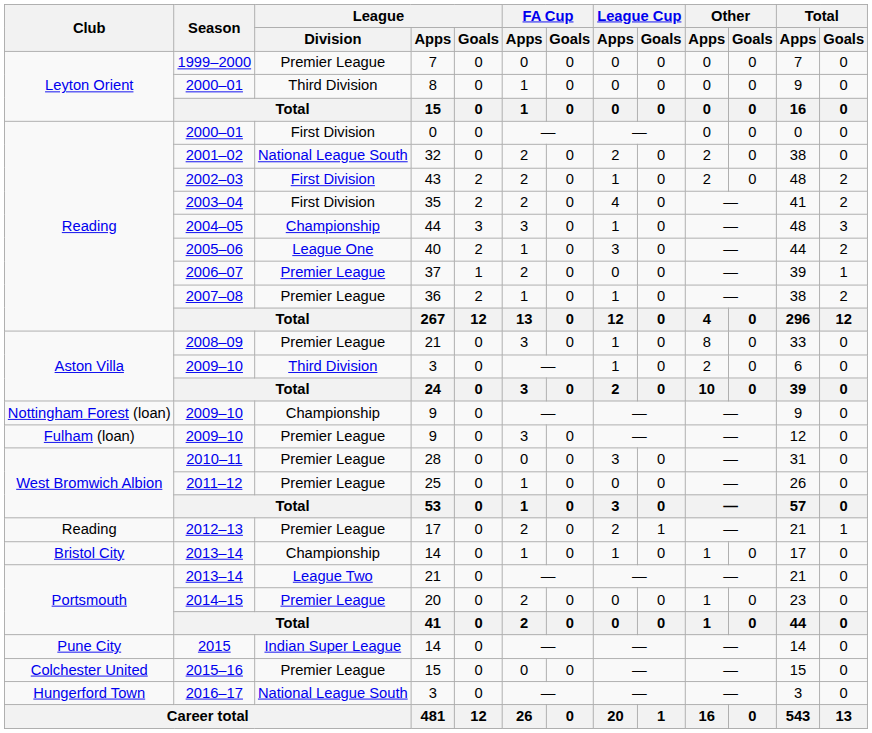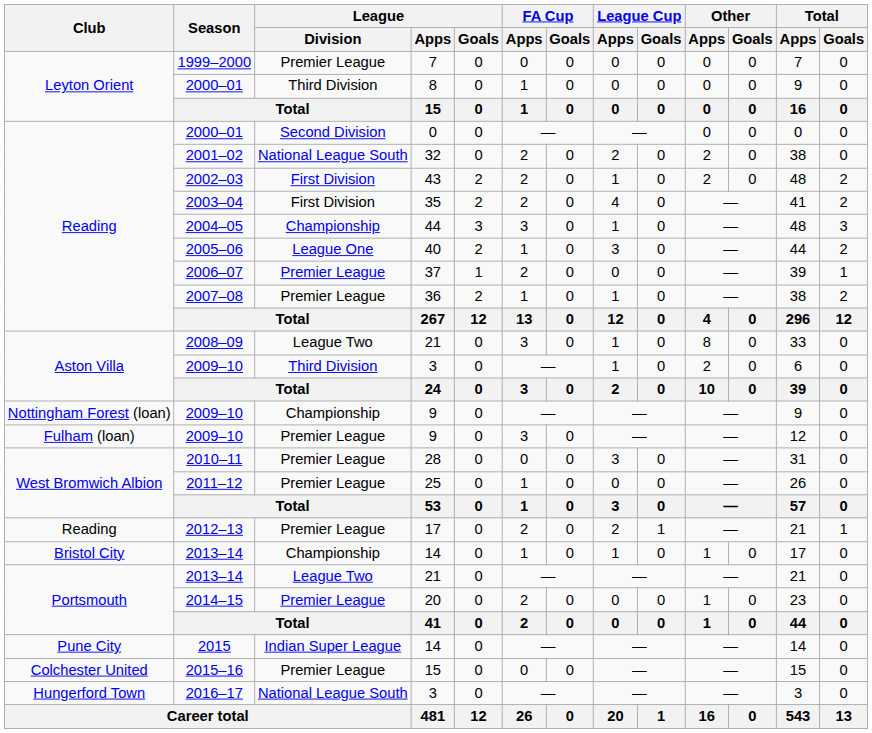(333, 132) First Division -> (333, 132) Second Division
(333, 343) Premier League -> (333, 343) League Two
